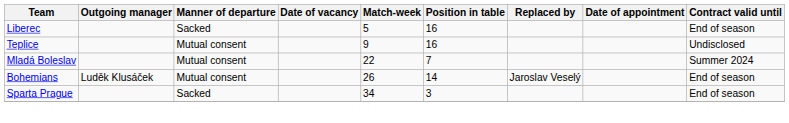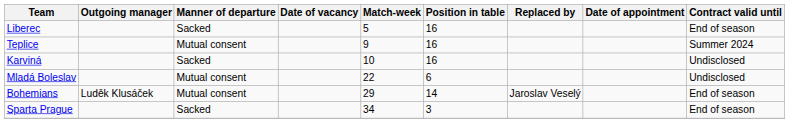(717, 45) Undisclosed -> (721, 45) Summer 2024
+ row: (24, 61)
(429, 61) 7 -> (429, 77) 6
(721, 61) Summer 2024 -> (717, 77) Undisclosed
(369, 77) 26 -> (369, 93) 29
